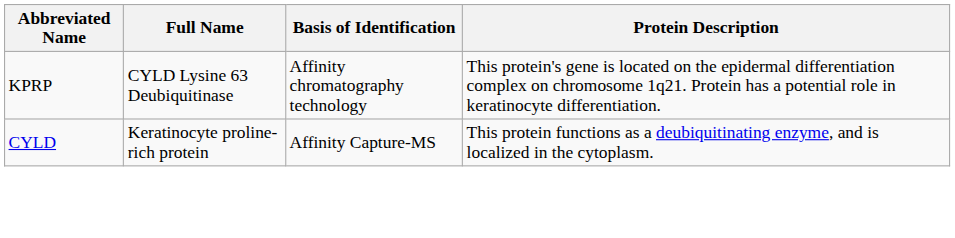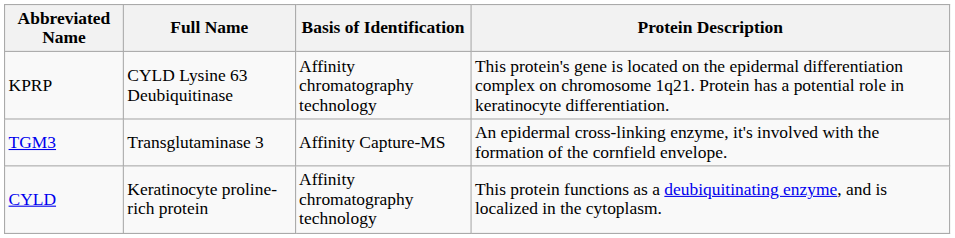+ row: (32, 142)
(363, 142) Affinity Capture-MS -> (356, 199) Affinity chromatography technology
